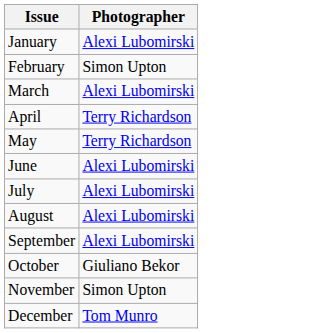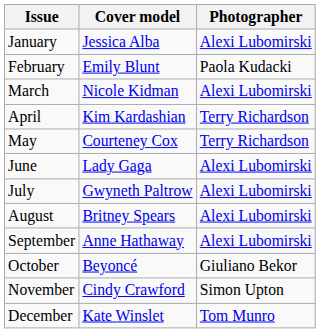+ column: (137, 16)
(124, 66) Simon Upton -> (246, 66) Paola Kudacki
